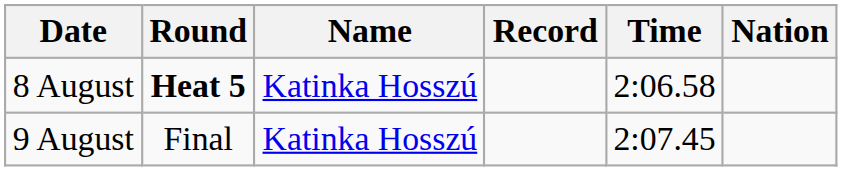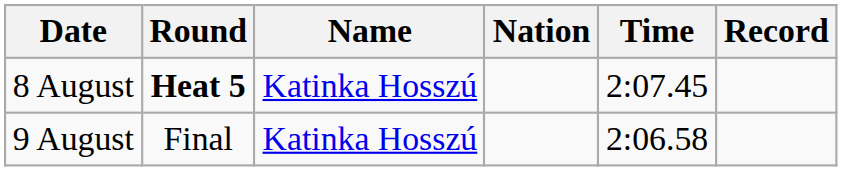columns swapped: (780, 31) <-> (545, 31)
(665, 84) 2:06.58 -> (657, 84) 2:07.45
(665, 138) 2:07.45 -> (657, 138) 2:06.58
